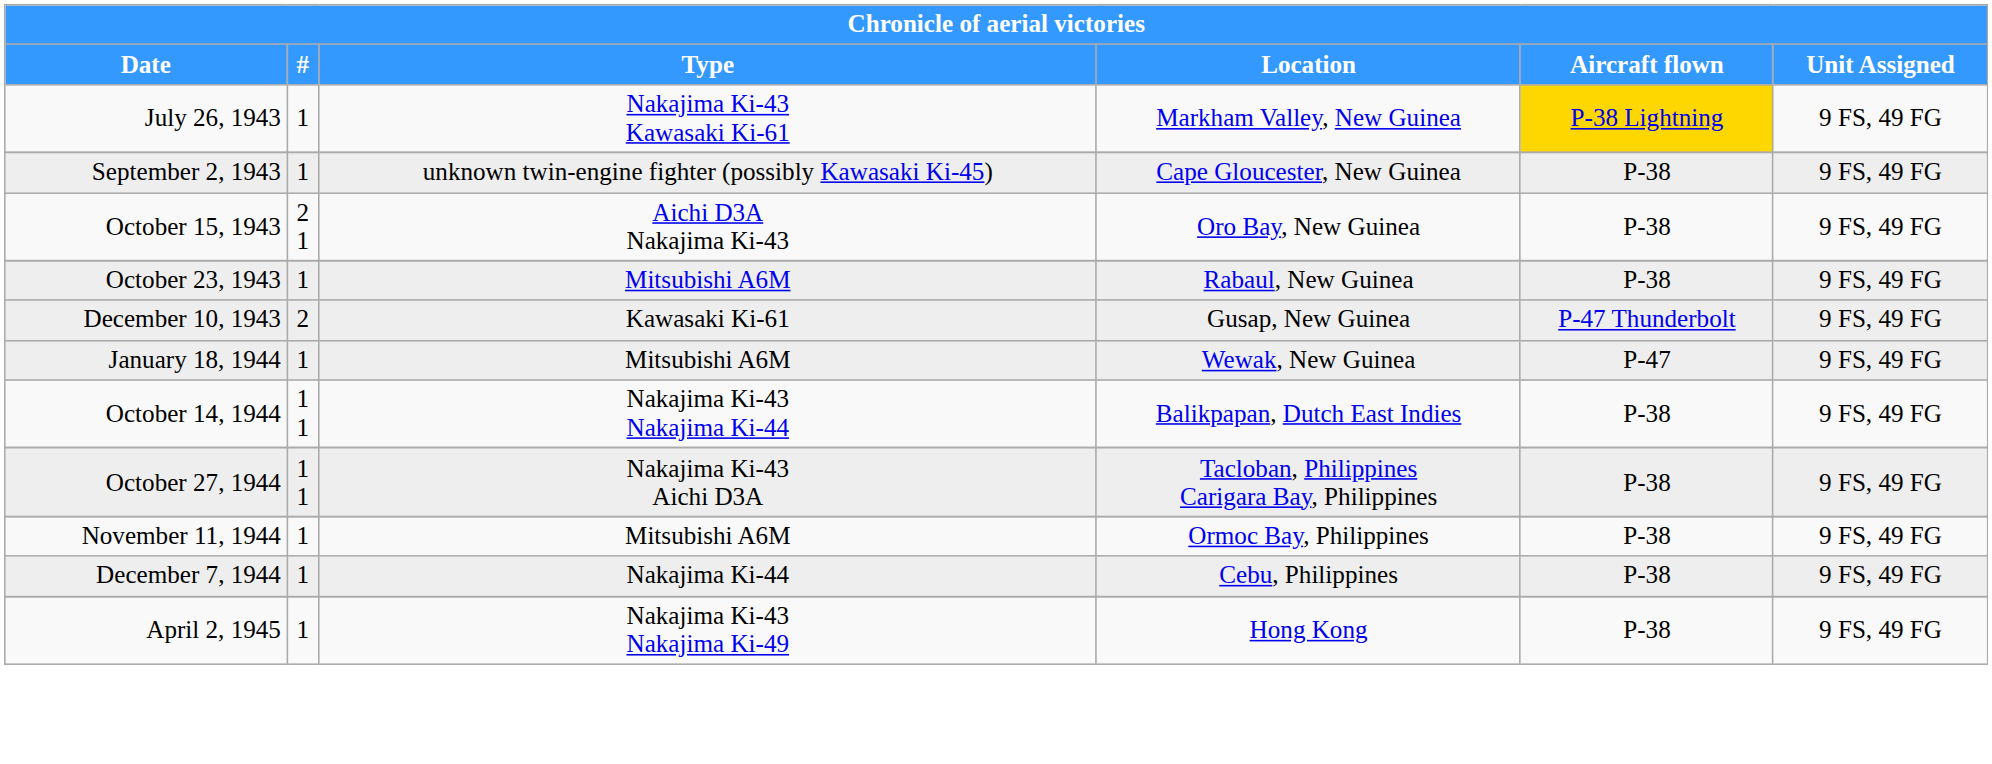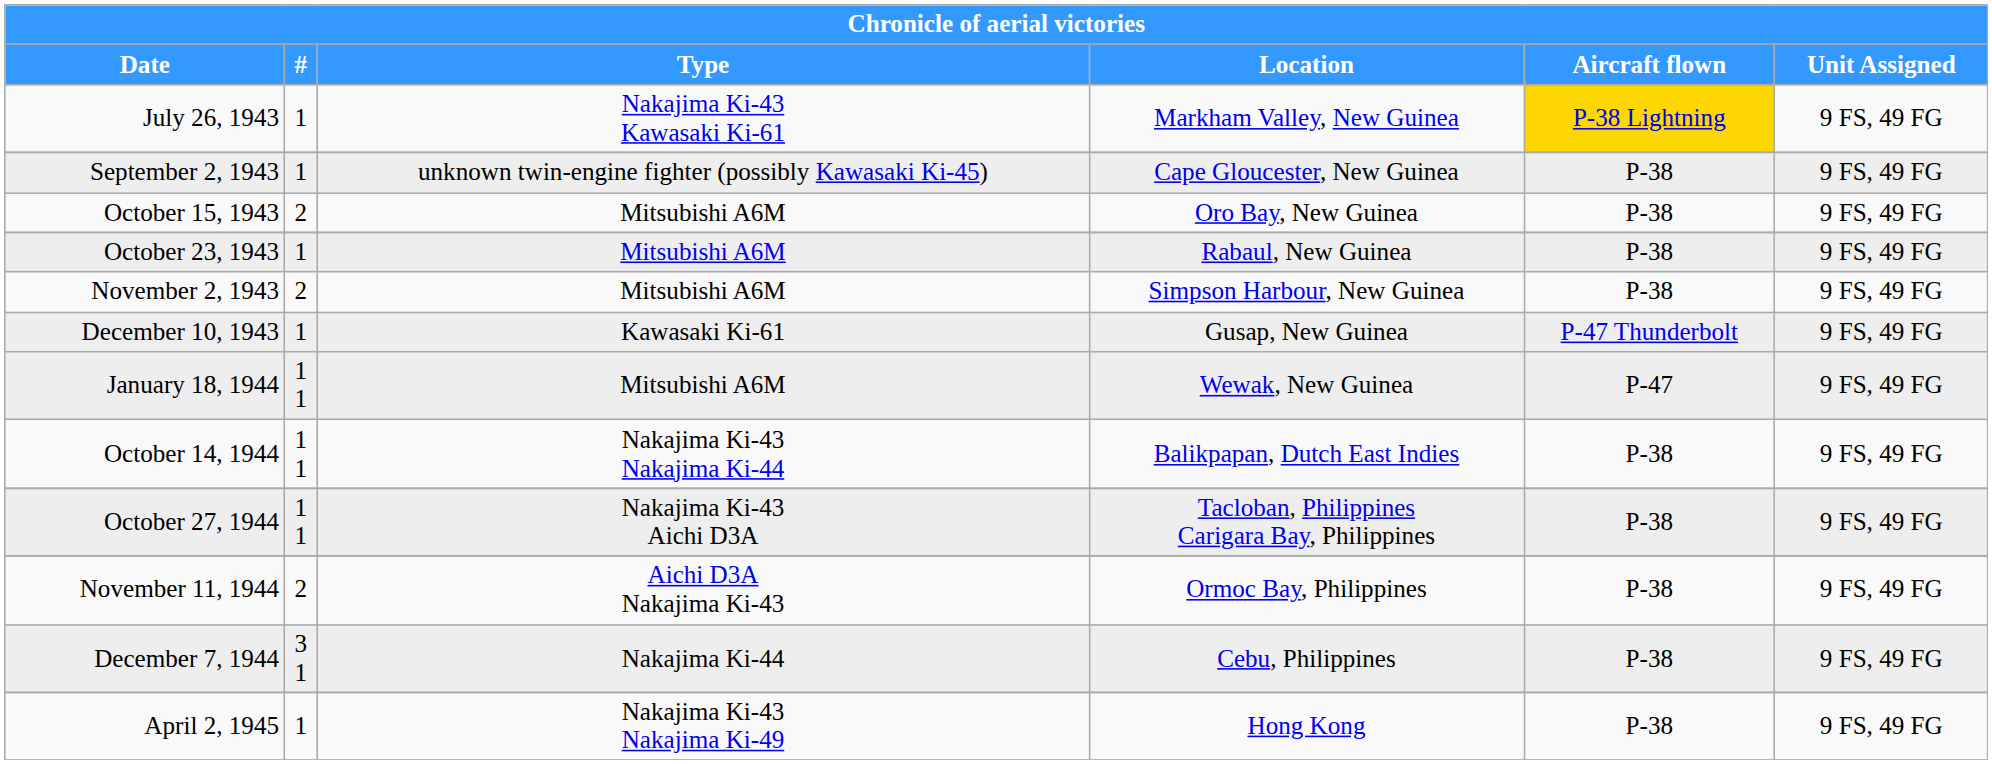(303, 226) 2 1 -> (301, 212) 2
(708, 226) Aichi D3A Nakajima Ki-43 -> (703, 212) Mitsubishi A6M
+ row: (185, 291)
(303, 319) 2 -> (301, 331) 1
(303, 359) 1 -> (301, 385) 1 1
(303, 535) 1 -> (301, 589) 2
(708, 535) Mitsubishi A6M -> (703, 589) Aichi D3A Nakajima Ki-43
(303, 575) 1 -> (301, 657) 3 1
